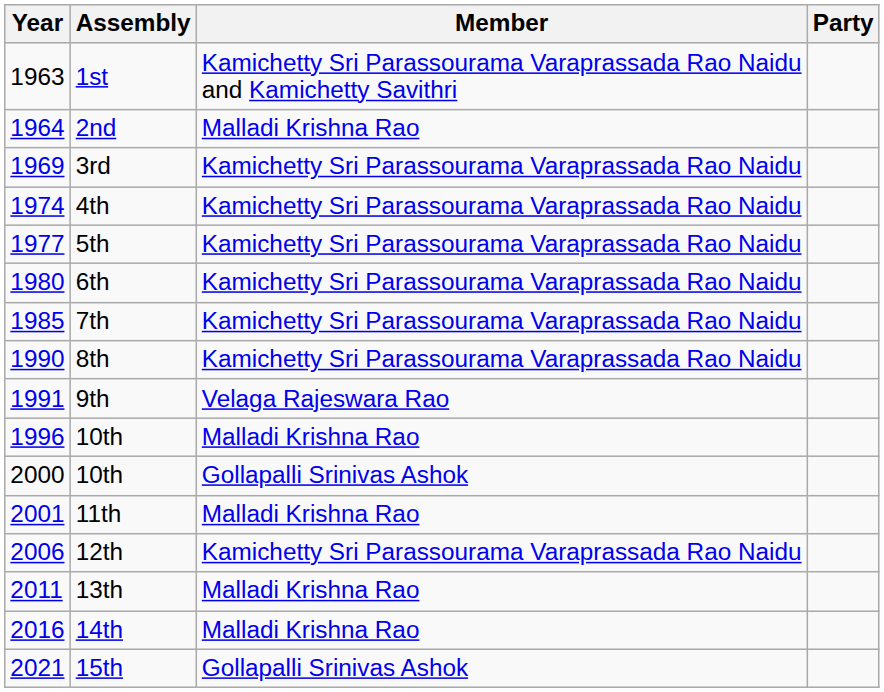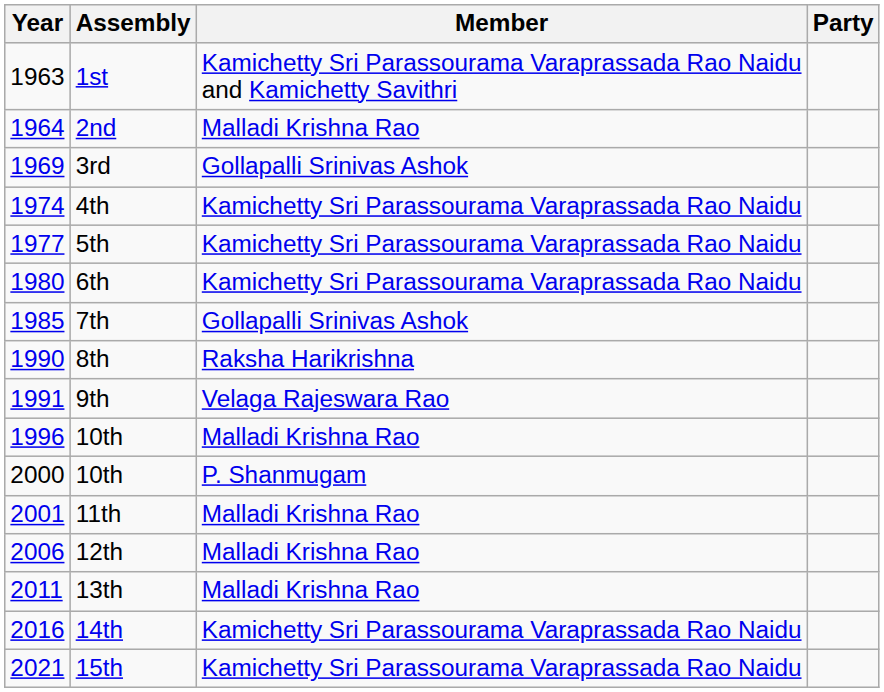(502, 166) Kamichetty Sri Parassourama Varaprassada Rao Naidu -> (335, 166) Gollapalli Srinivas Ashok
(502, 321) Kamichetty Sri Parassourama Varaprassada Rao Naidu -> (335, 321) Gollapalli Srinivas Ashok
(502, 359) Kamichetty Sri Parassourama Varaprassada Rao Naidu -> (308, 359) Raksha Harikrishna
(335, 475) Gollapalli Srinivas Ashok -> (284, 475) P. Shanmugam
(502, 552) Kamichetty Sri Parassourama Varaprassada Rao Naidu -> (311, 552) Malladi Krishna Rao
(311, 629) Malladi Krishna Rao -> (502, 629) Kamichetty Sri Parassourama Varaprassada Rao Naidu
(335, 668) Gollapalli Srinivas Ashok -> (502, 668) Kamichetty Sri Parassourama Varaprassada Rao Naidu
